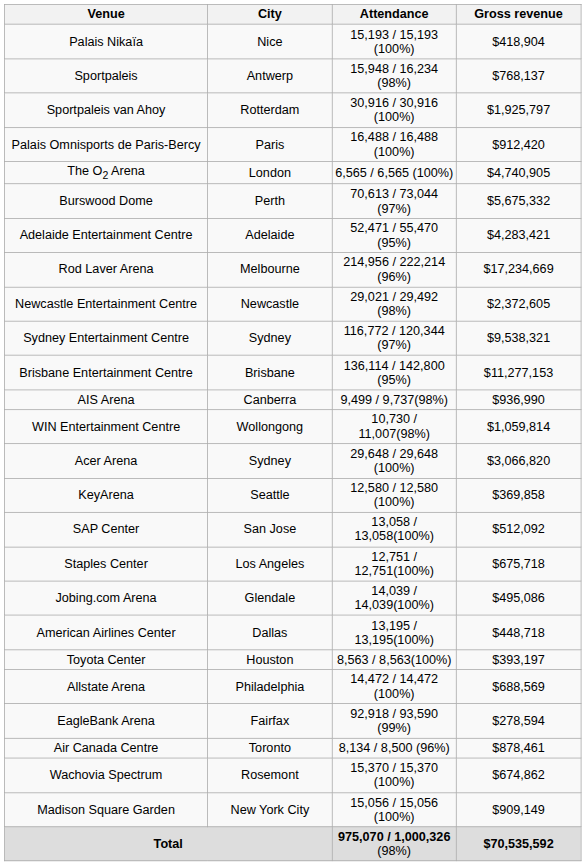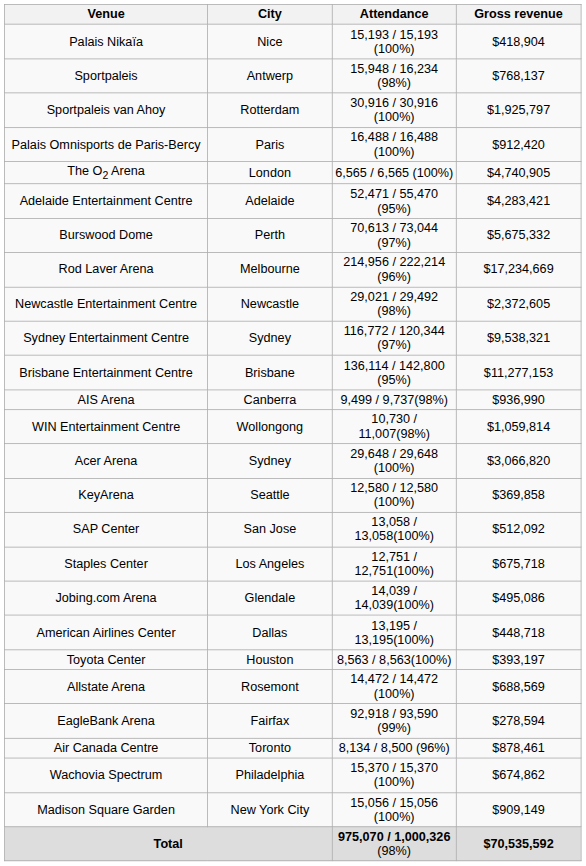rows swapped: (106, 201) <-> (106, 235)
(270, 686) Philadelphia -> (270, 686) Rosemont
(270, 775) Rosemont -> (270, 775) Philadelphia
